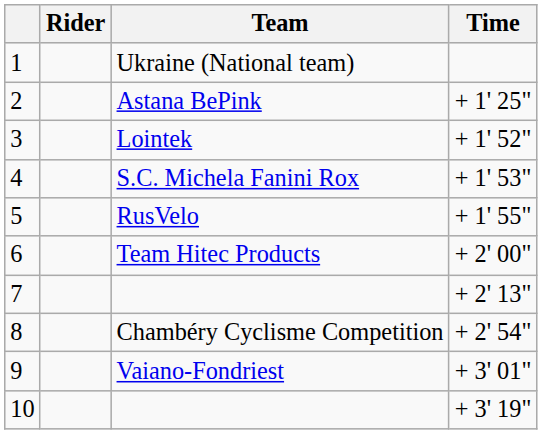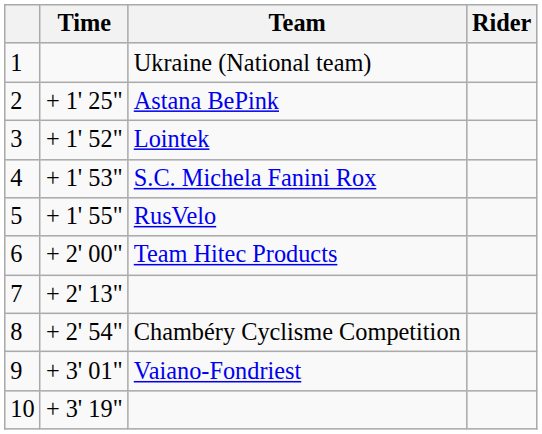columns swapped: (76, 23) <-> (493, 23)
